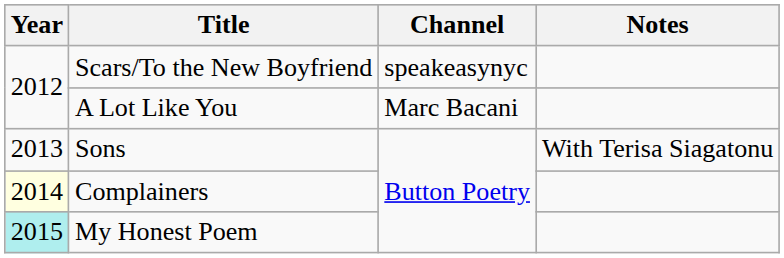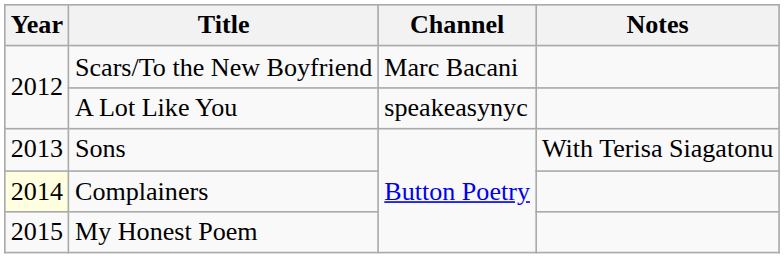(456, 66) speakeasynyc -> (451, 66) Marc Bacani
(451, 107) Marc Bacani -> (456, 107) speakeasynyc
(37, 231) paleturquoise background -> (37, 231) no background
